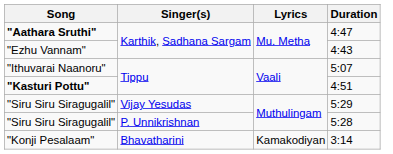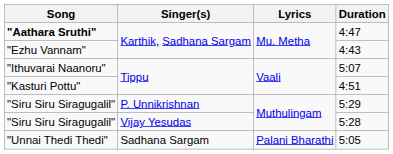(48, 86) bold -> (44, 86) normal
(156, 104) Vijay Yesudas -> (160, 104) P. Unnikrishnan
(160, 122) P. Unnikrishnan -> (156, 122) Vijay Yesudas
+ row: (350, 140)
- row: (342, 140)
